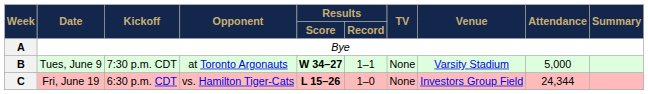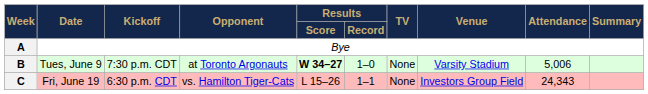(366, 64) 1–1 -> (366, 64) 1–0
(558, 64) 5,000 -> (558, 64) 5,006
(321, 81) bold -> (321, 81) normal
(366, 81) 1–0 -> (366, 81) 1–1
(558, 81) 24,344 -> (558, 81) 24,343
